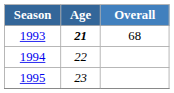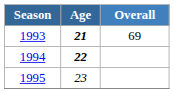(135, 36) 68 -> (135, 36) 69
(81, 57) normal -> (81, 57) bold
